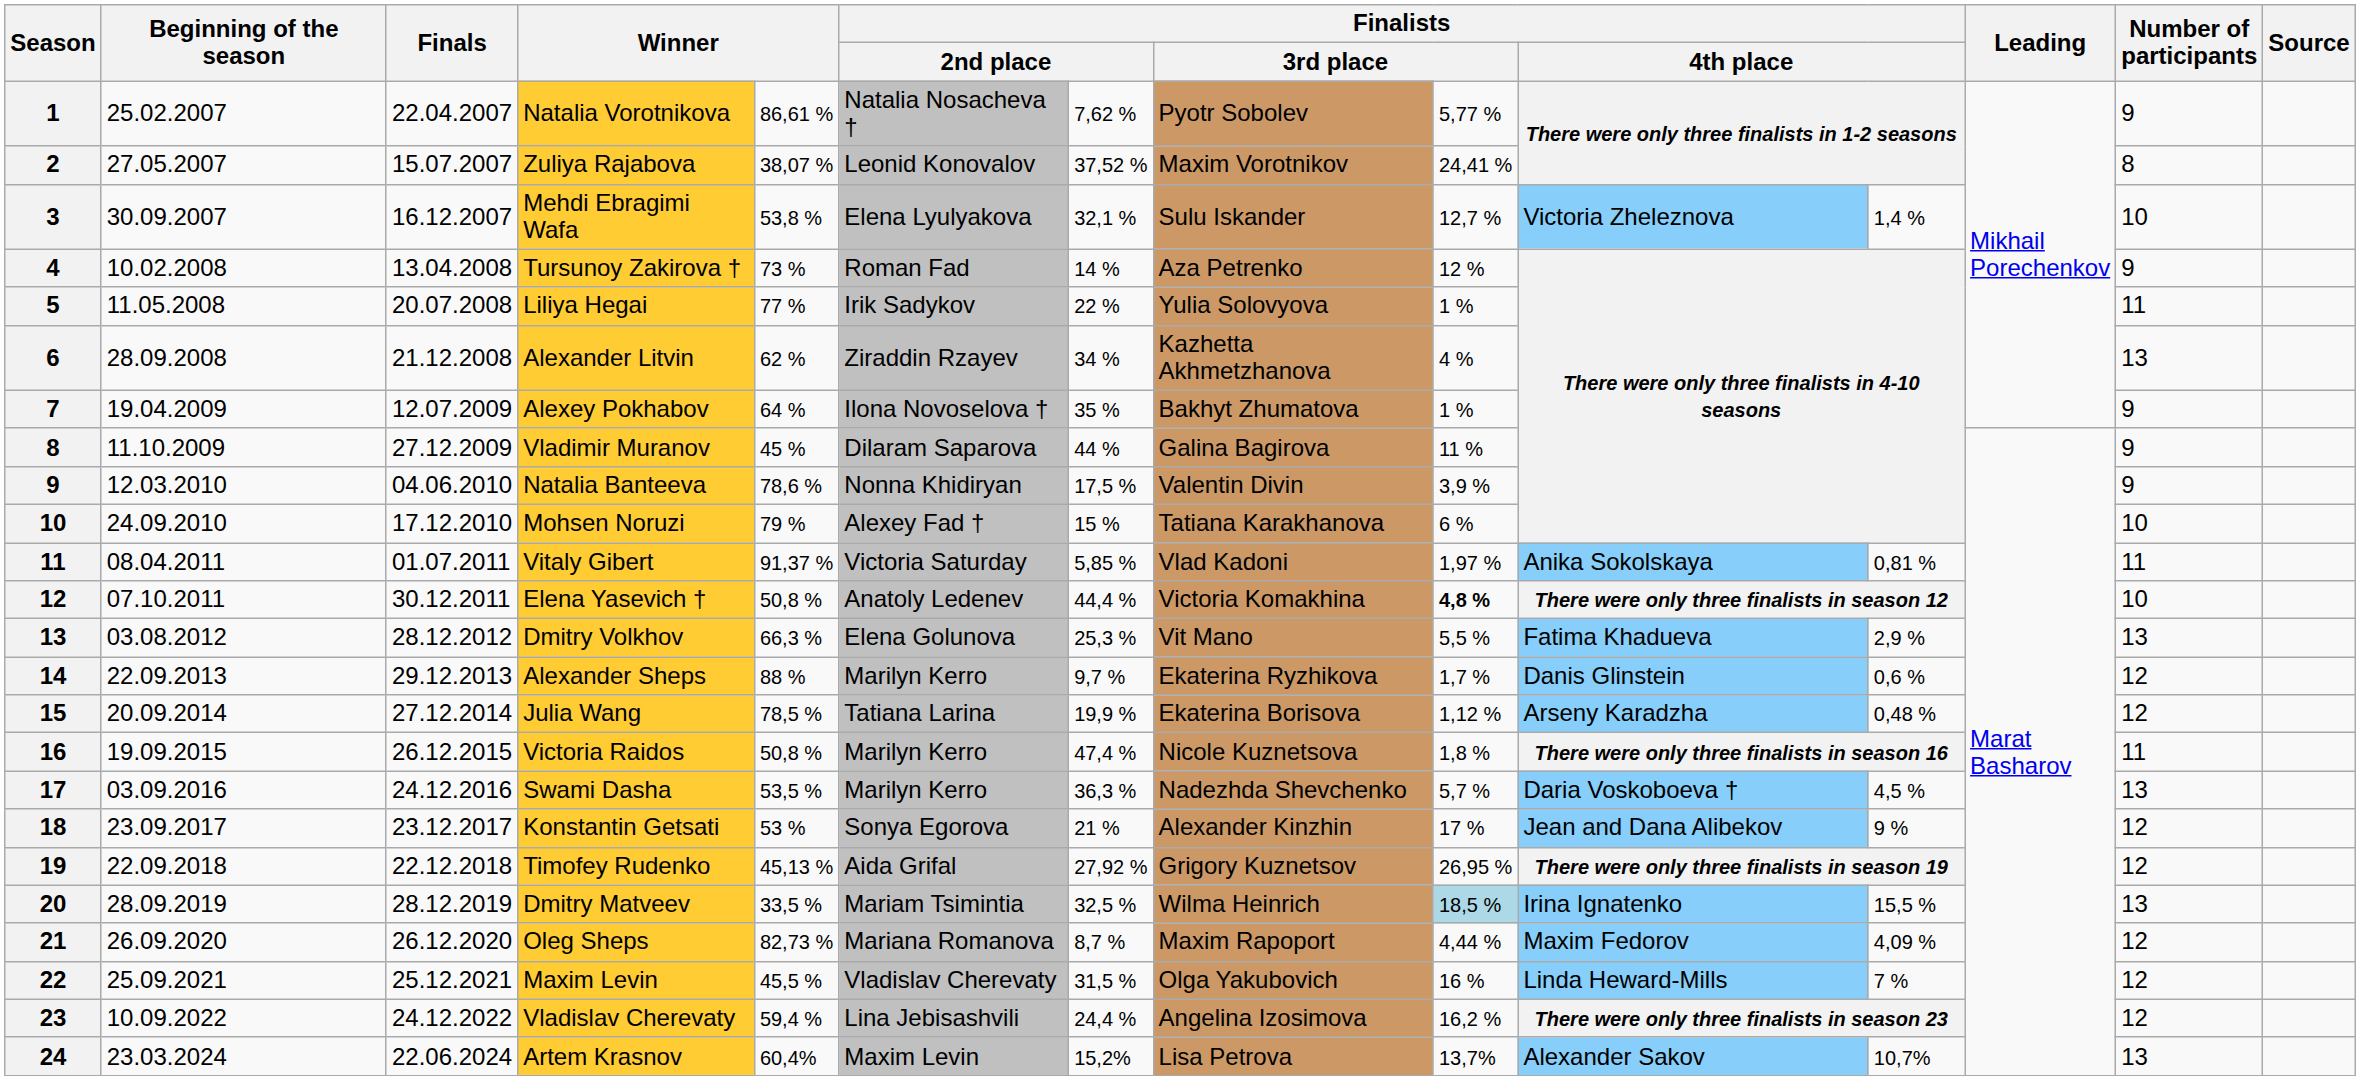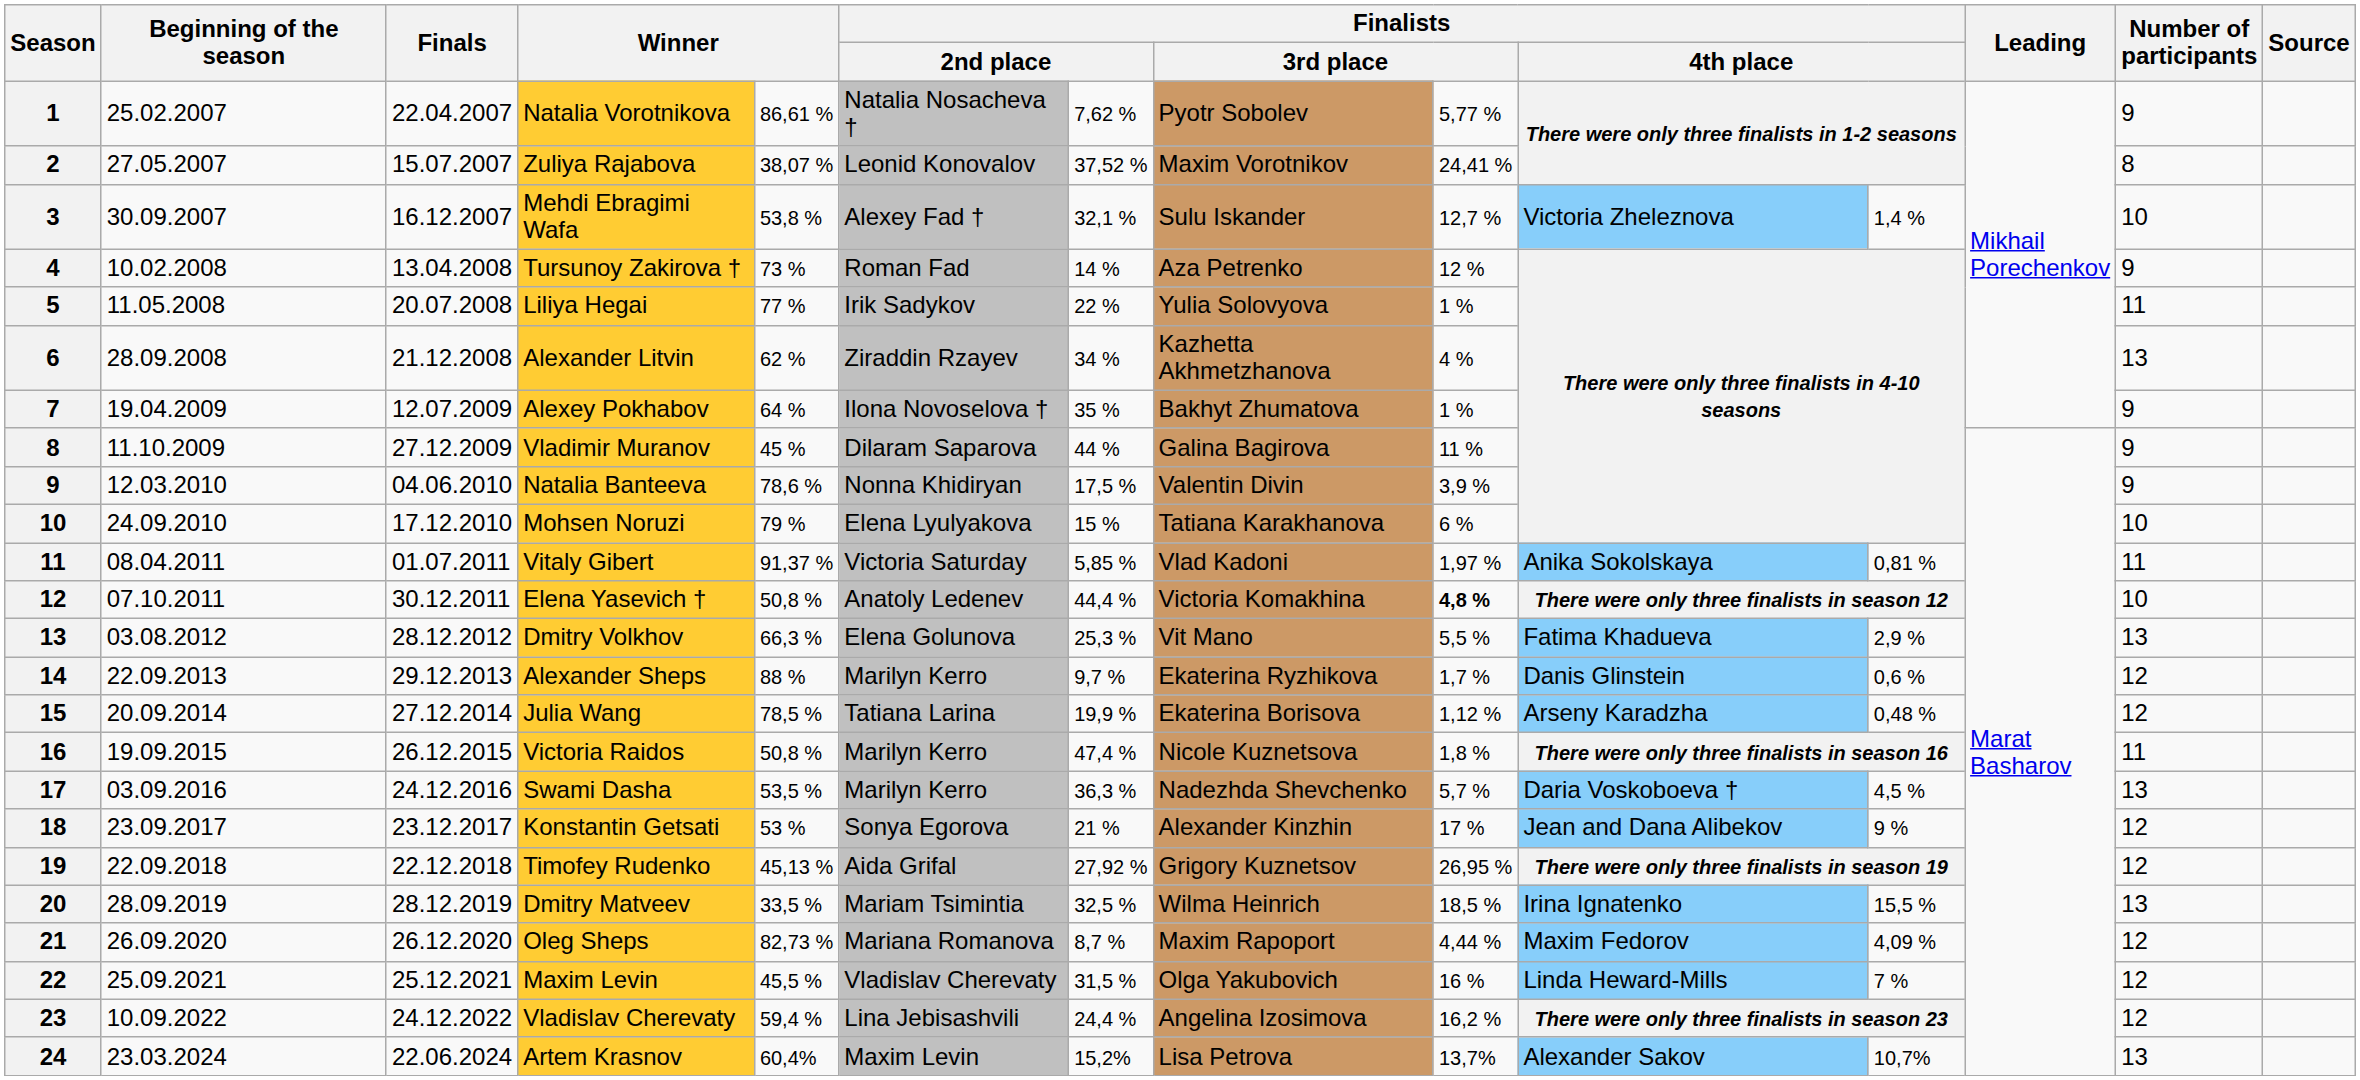(938, 216) Elena Lyulyakova -> (914, 216) Alexey Fad †
(914, 523) Alexey Fad † -> (938, 523) Elena Lyulyakova
(1470, 905) lightblue background -> (1470, 905) no background
